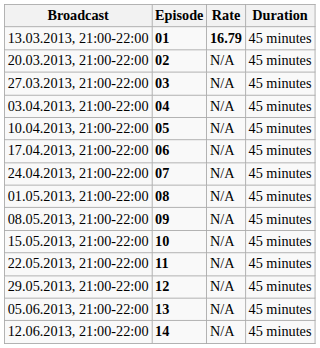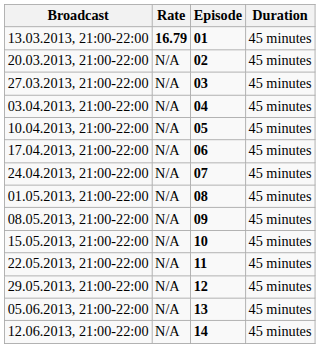columns swapped: (179, 15) <-> (226, 15)
